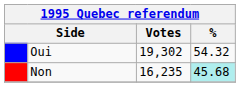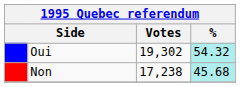(212, 53) no background -> (212, 53) paleturquoise background
(161, 73) 16,235 -> (161, 73) 17,238
